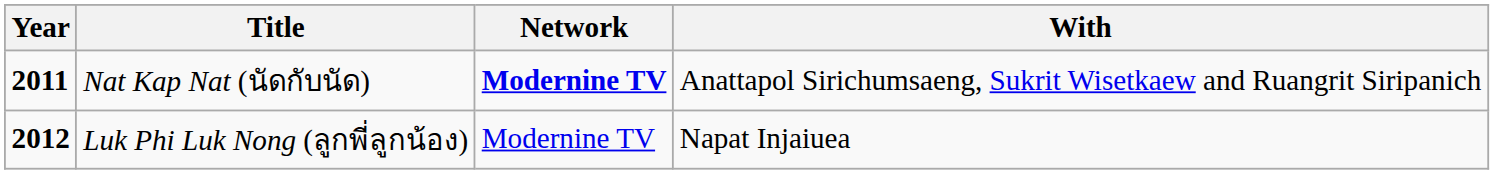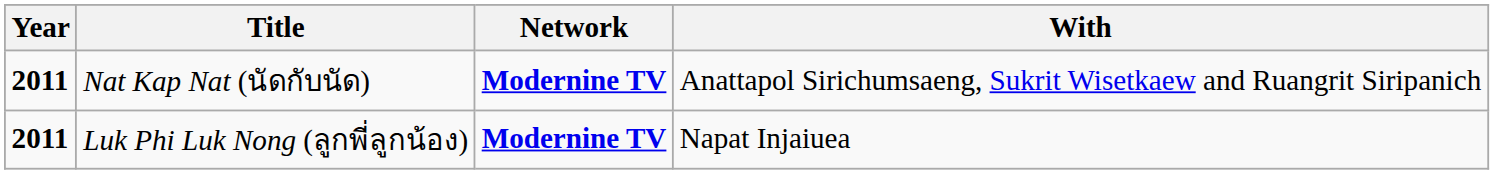(41, 139) 2012 -> (40, 139) 2011
(568, 139) normal -> (574, 139) bold
